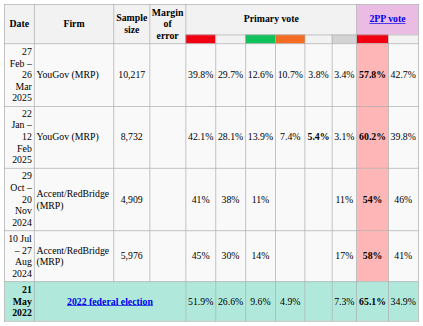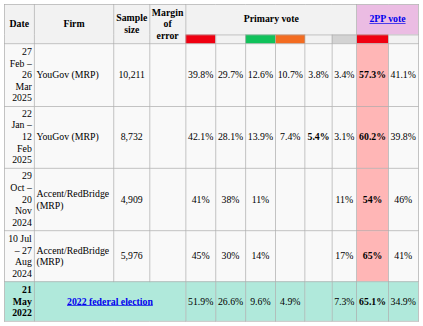(132, 75) 10,217 -> (132, 75) 10,211
(373, 75) 57.8% -> (373, 75) 57.3%
(403, 75) 42.7% -> (403, 75) 41.1%
(373, 256) 58% -> (373, 256) 65%
